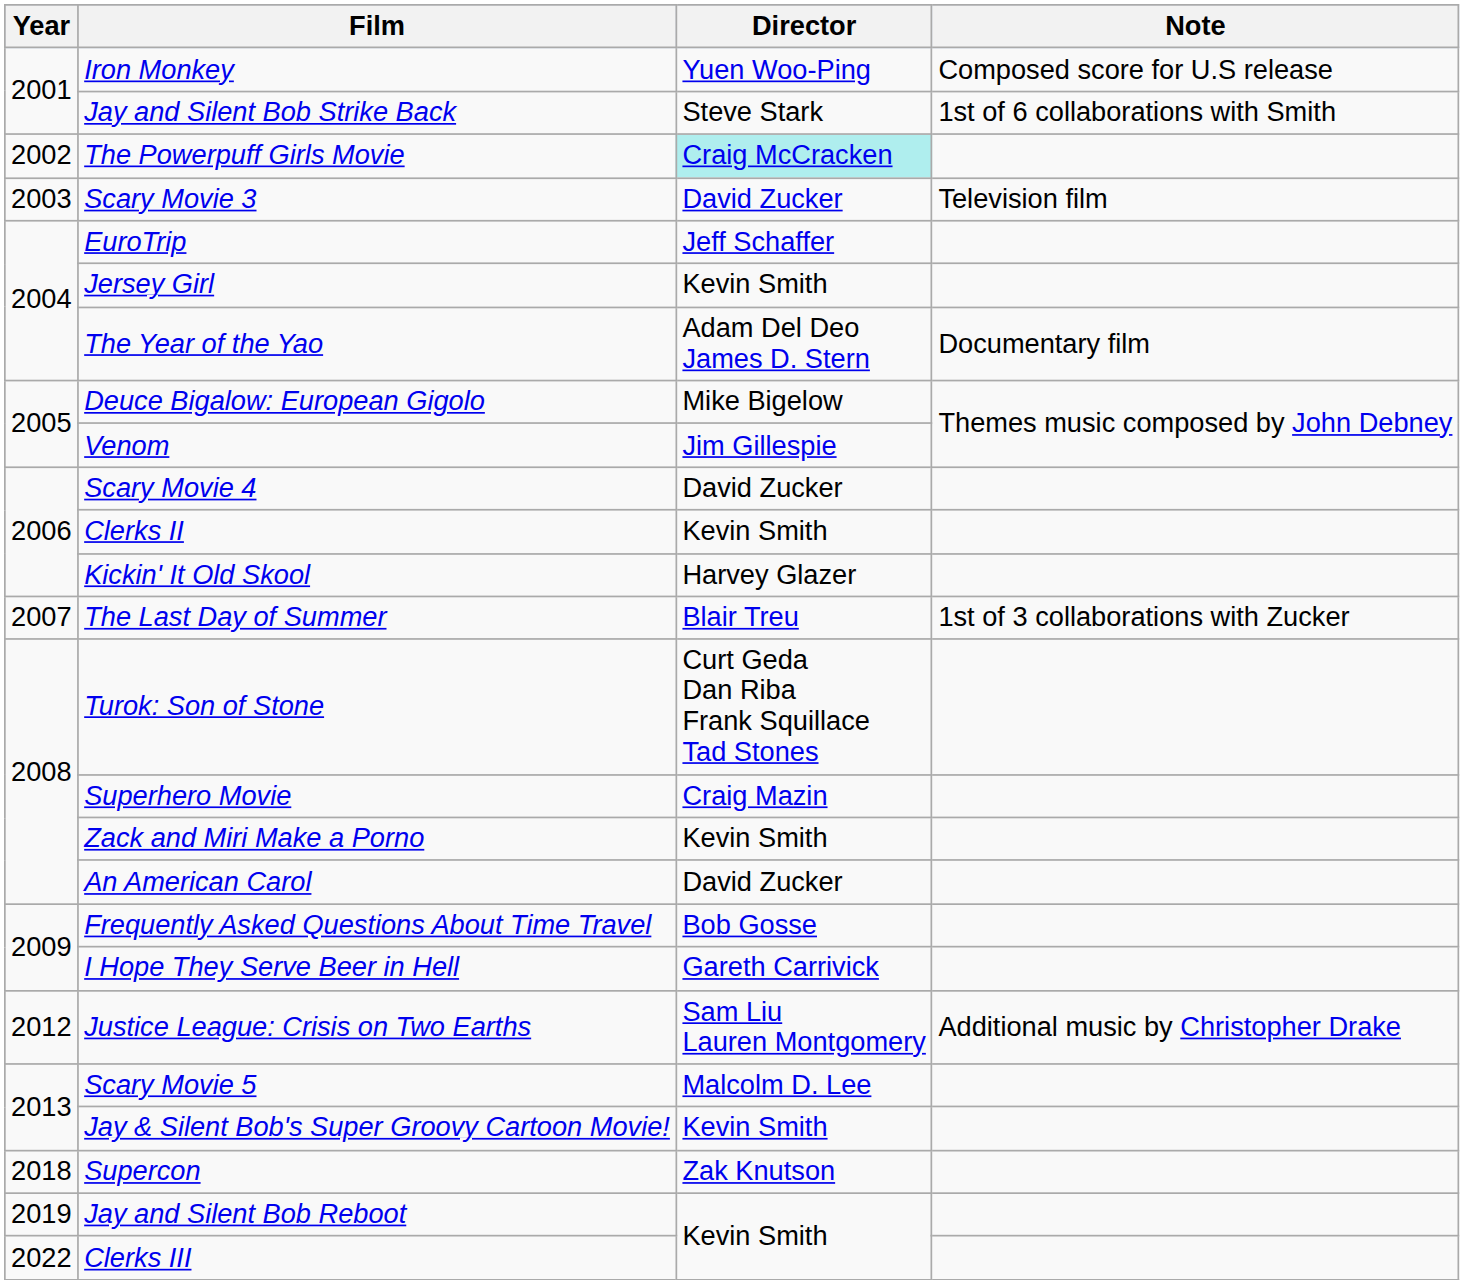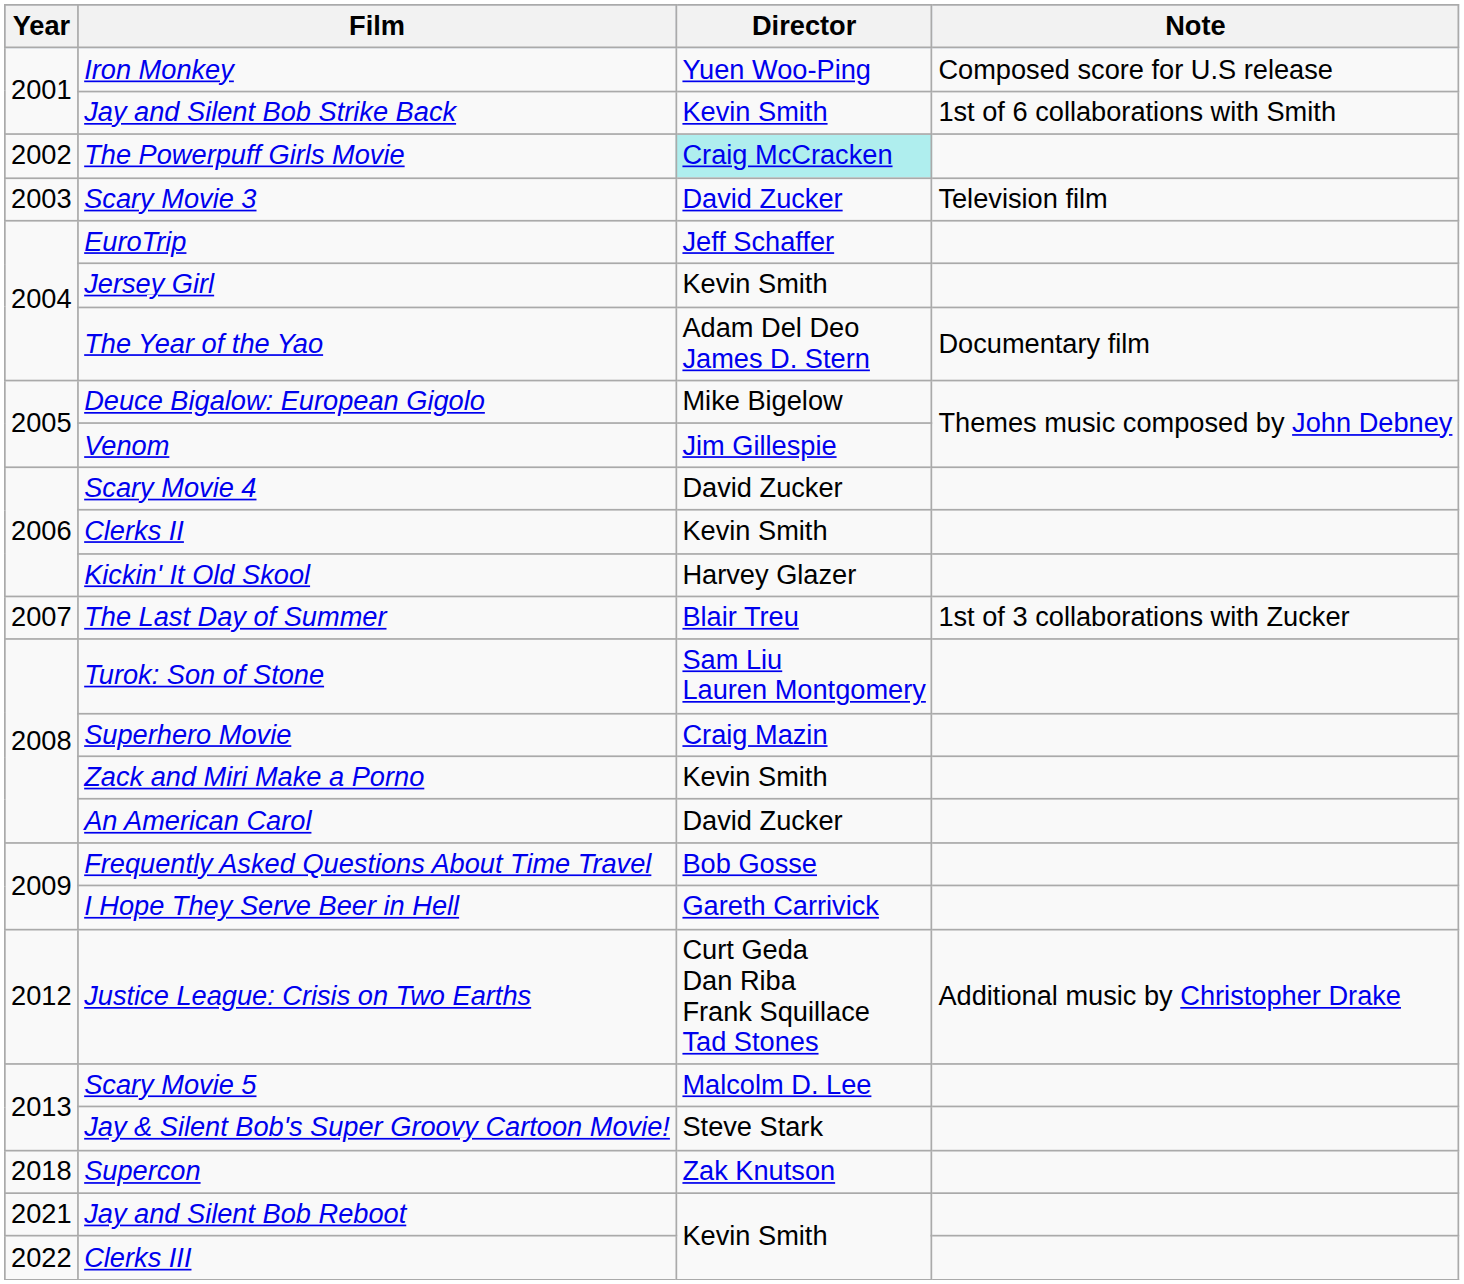(753, 112) Steve Stark -> (755, 112) Kevin Smith
(776, 706) Curt Geda Dan Riba Frank Squillace Tad Stones -> (804, 675) Sam Liu Lauren Montgomery
(804, 1026) Sam Liu Lauren Montgomery -> (776, 995) Curt Geda Dan Riba Frank Squillace Tad Stones
(755, 1128) Kevin Smith -> (753, 1128) Steve Stark
(41, 1214) 2019 -> (41, 1214) 2021
